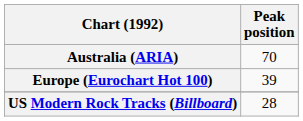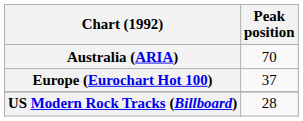(269, 80) 39 -> (269, 80) 37
